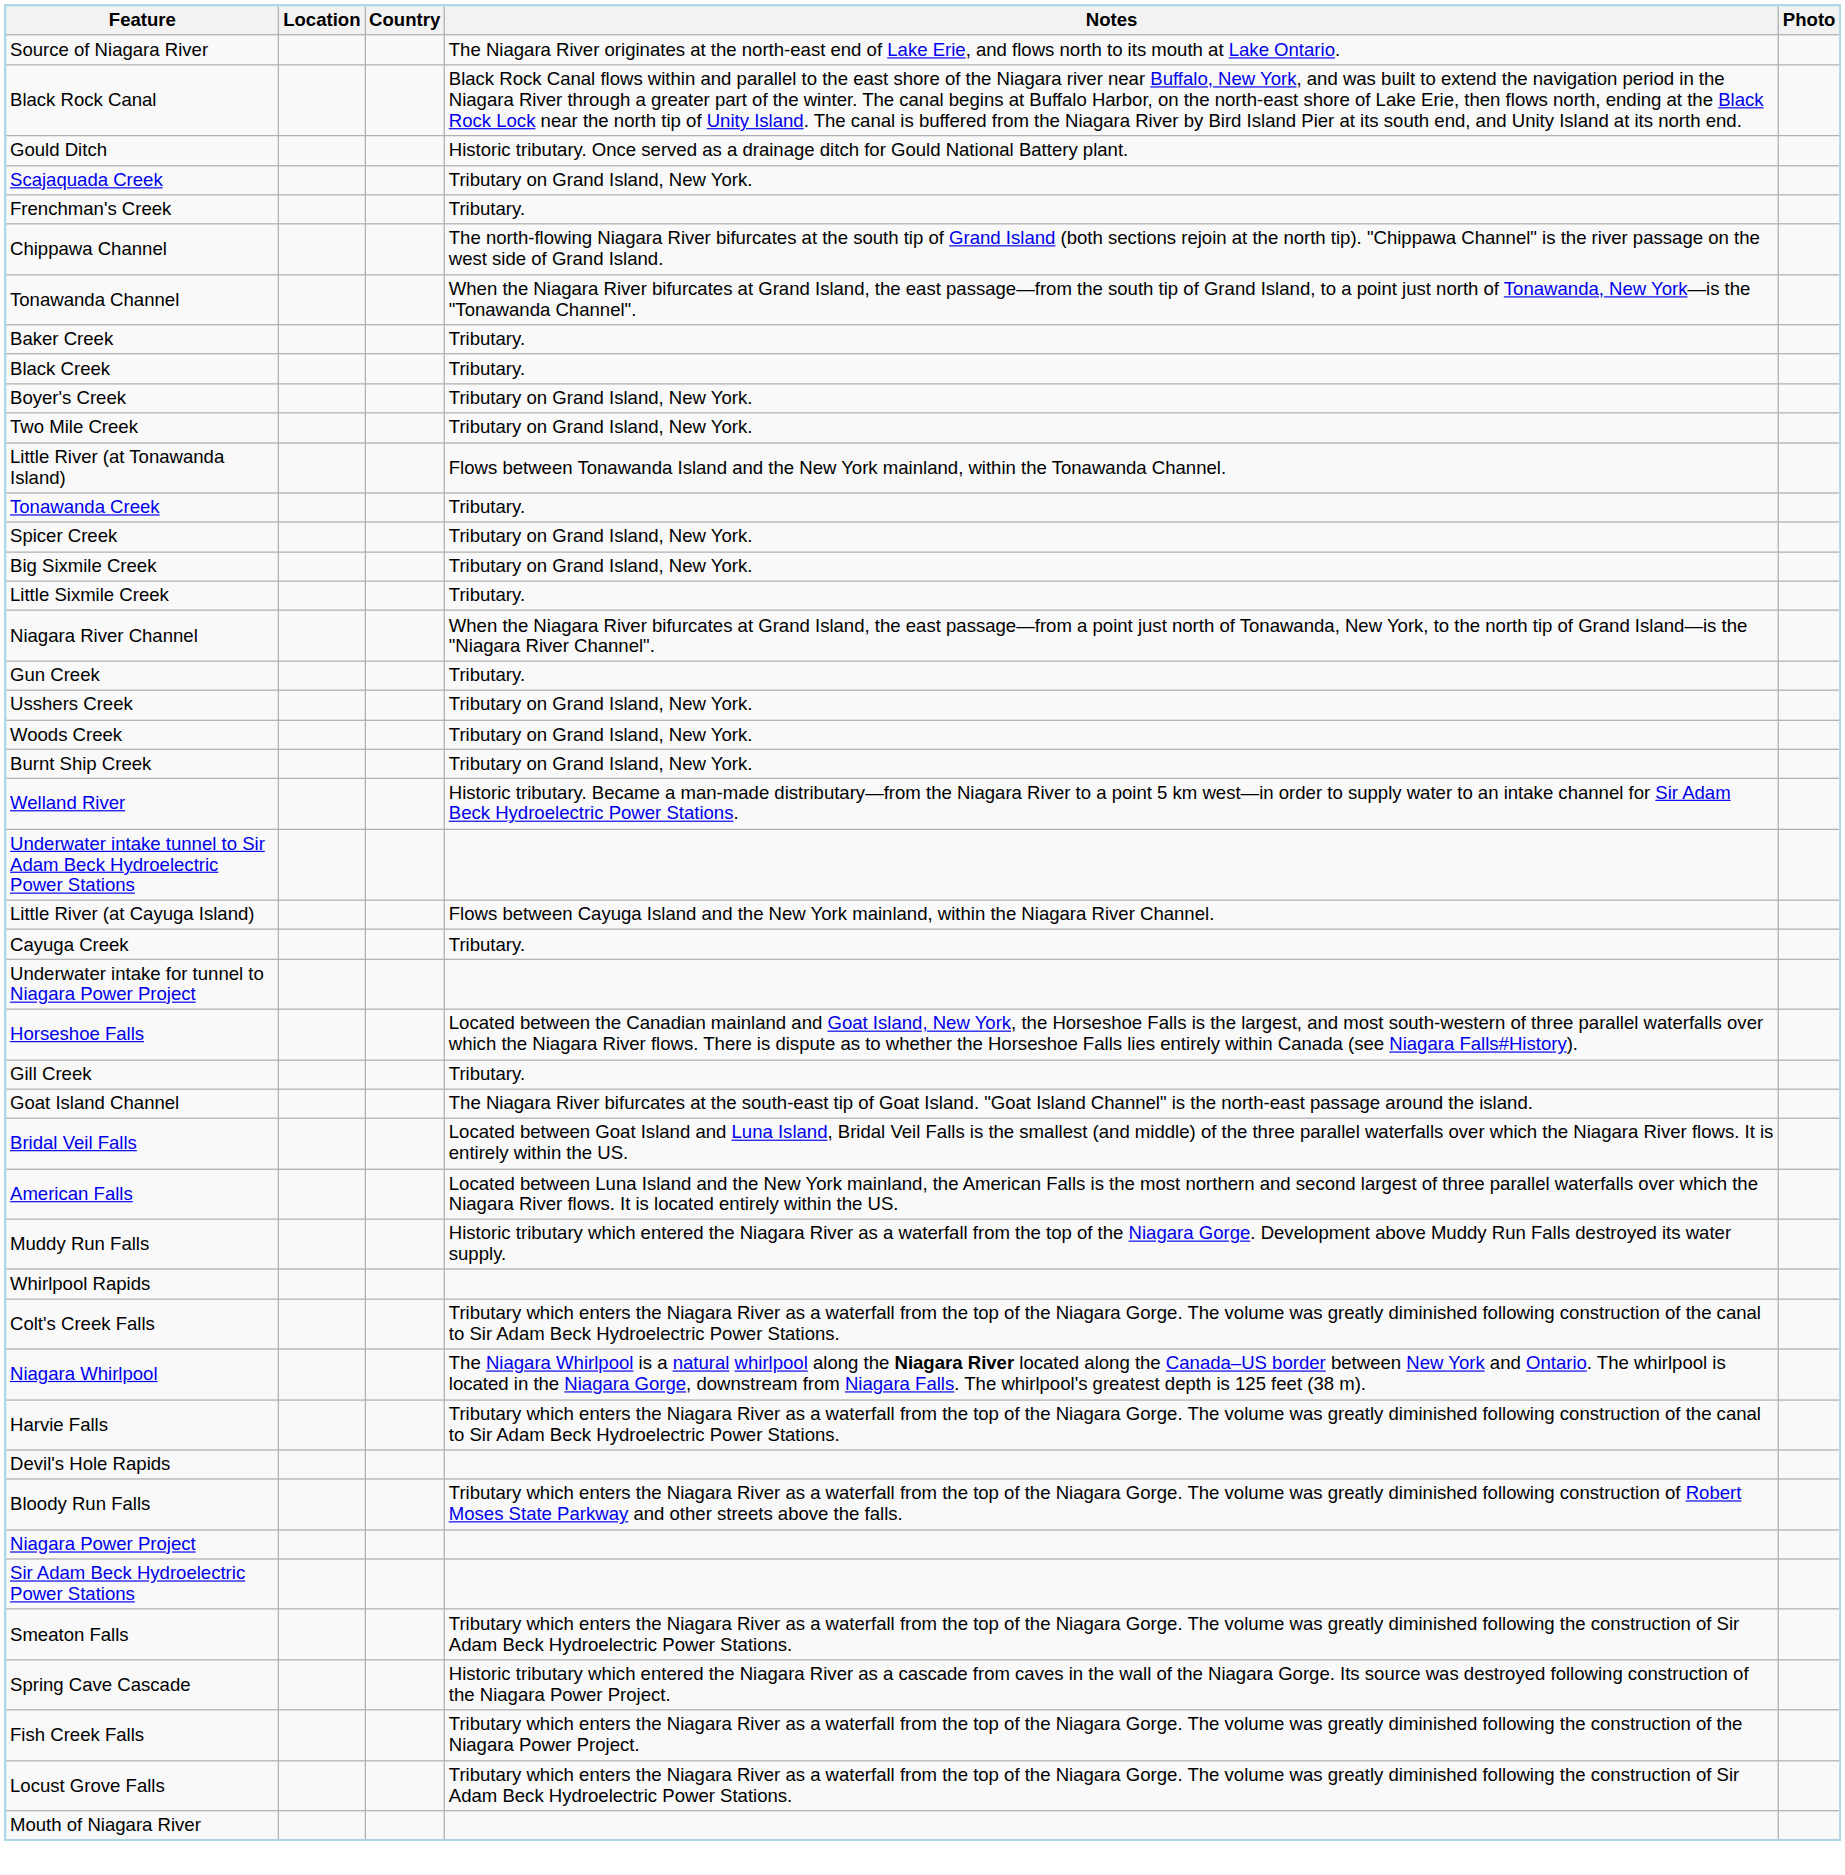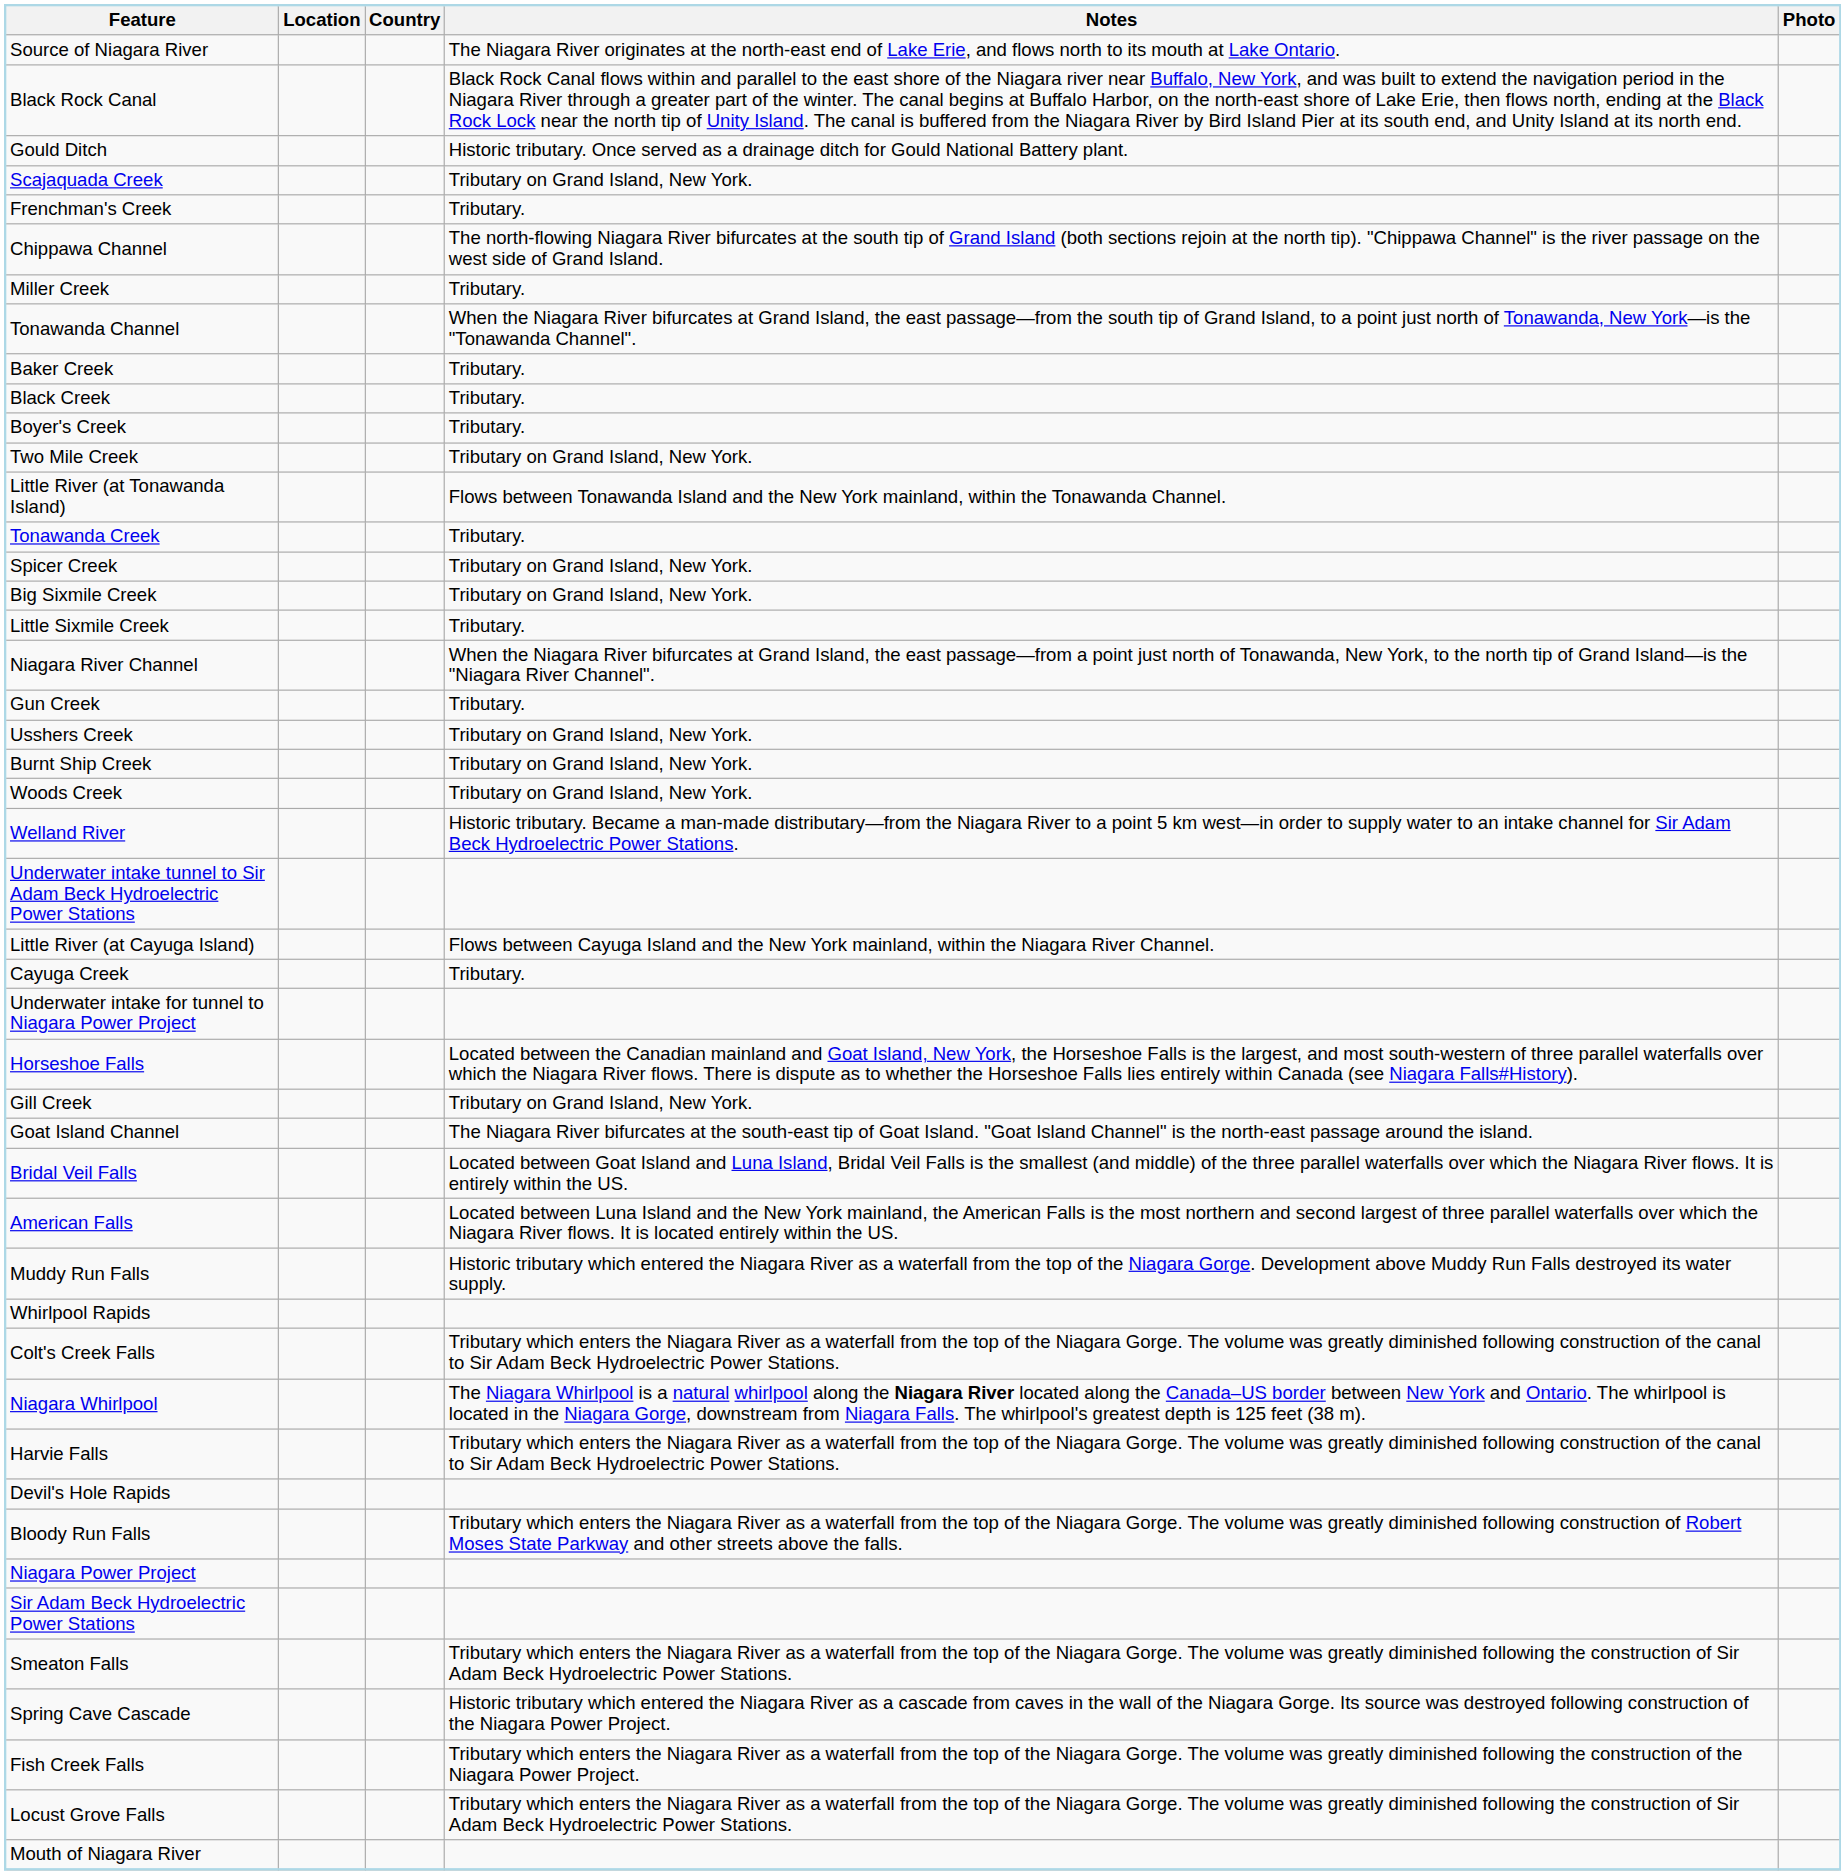+ row: (60, 289)
(601, 398) Tributary on Grand Island, New York. -> (487, 427) Tributary.
rows swapped: (81, 763) <-> (66, 734)
(487, 1074) Tributary. -> (601, 1103) Tributary on Grand Island, New York.
